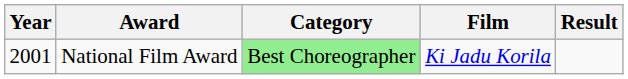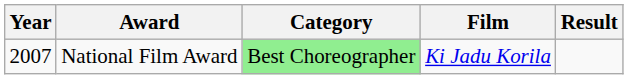(31, 56) 2001 -> (31, 56) 2007
